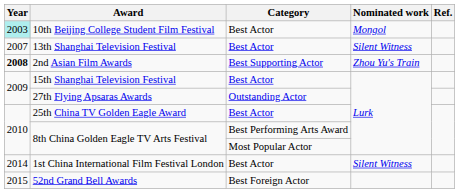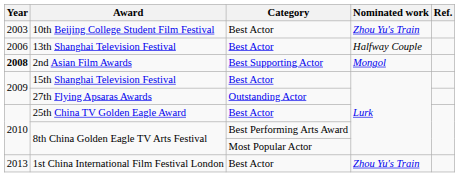(17, 29) paleturquoise background -> (17, 29) no background
(369, 29) Mongol -> (386, 29) Zhou Yu's Train
(17, 46) 2007 -> (17, 46) 2006
(382, 46) Silent Witness -> (387, 46) Halfway Couple
(386, 63) Zhou Yu's Train -> (369, 63) Mongol
(17, 163) 2014 -> (17, 163) 2013
(382, 163) Silent Witness -> (386, 163) Zhou Yu's Train
- row: (85, 180)
